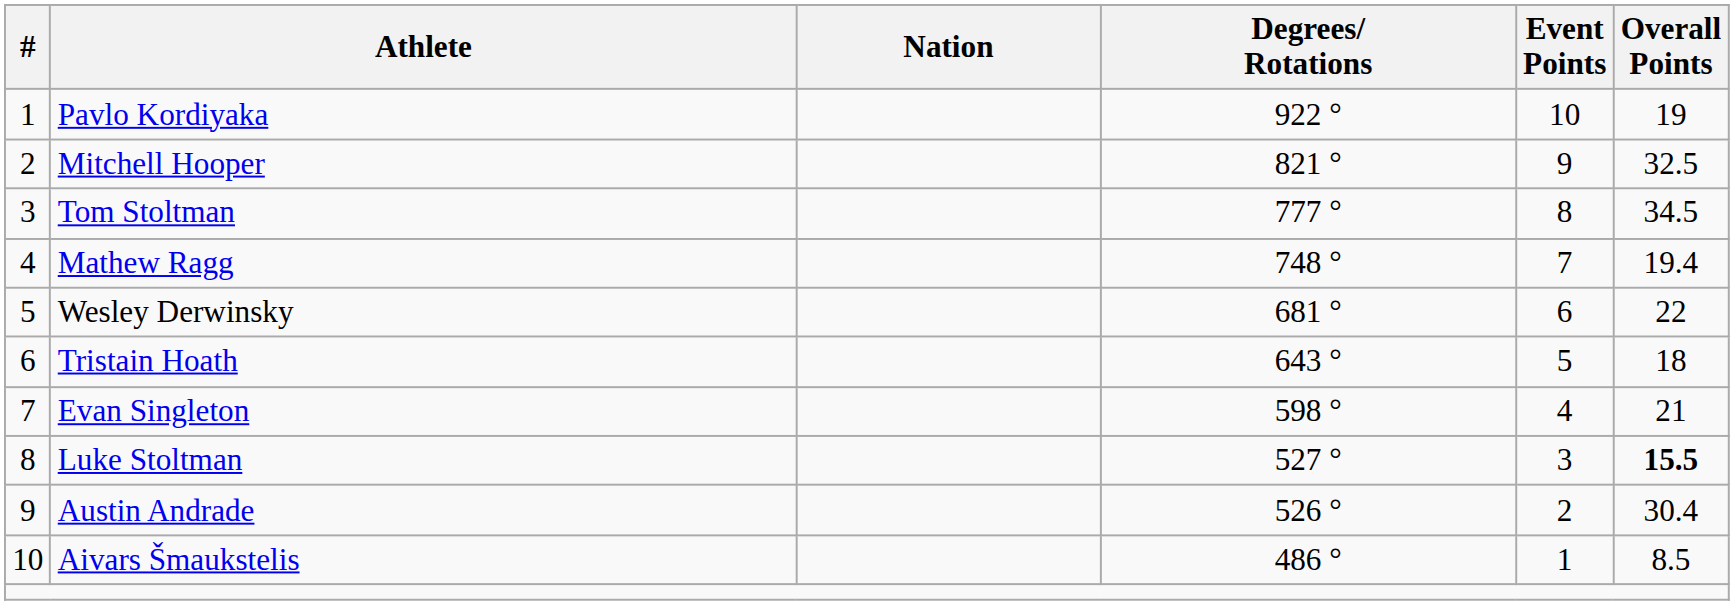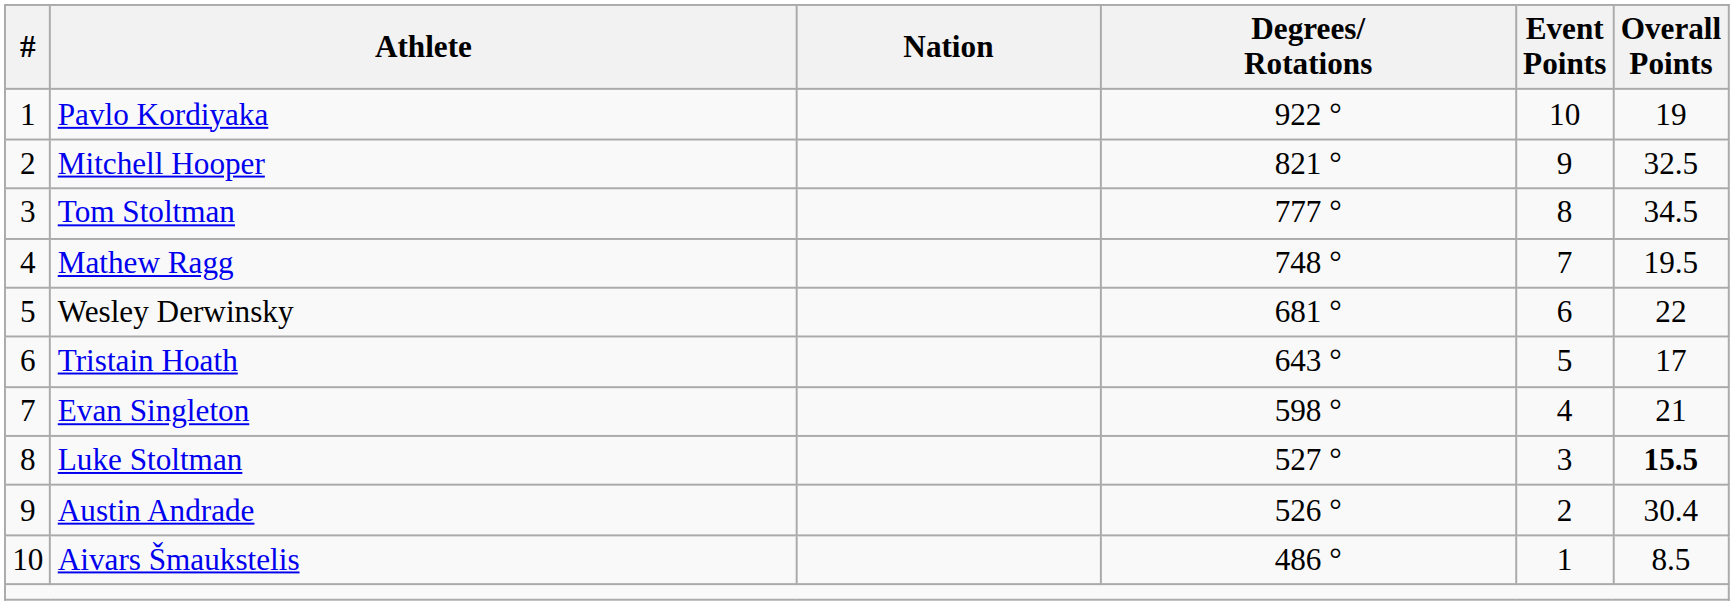(1671, 262) 19.4 -> (1671, 262) 19.5
(1671, 361) 18 -> (1671, 361) 17
